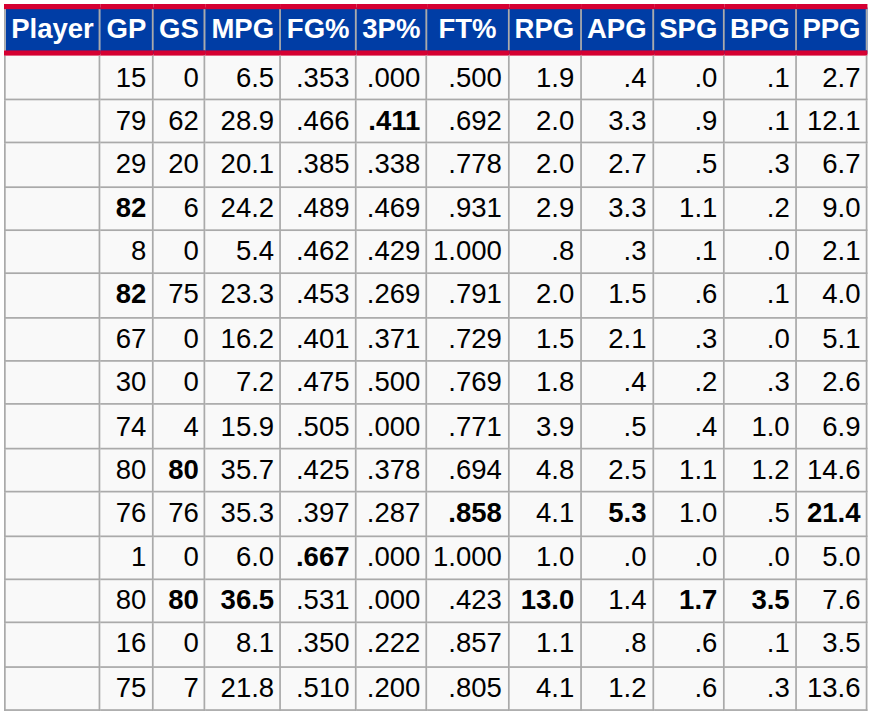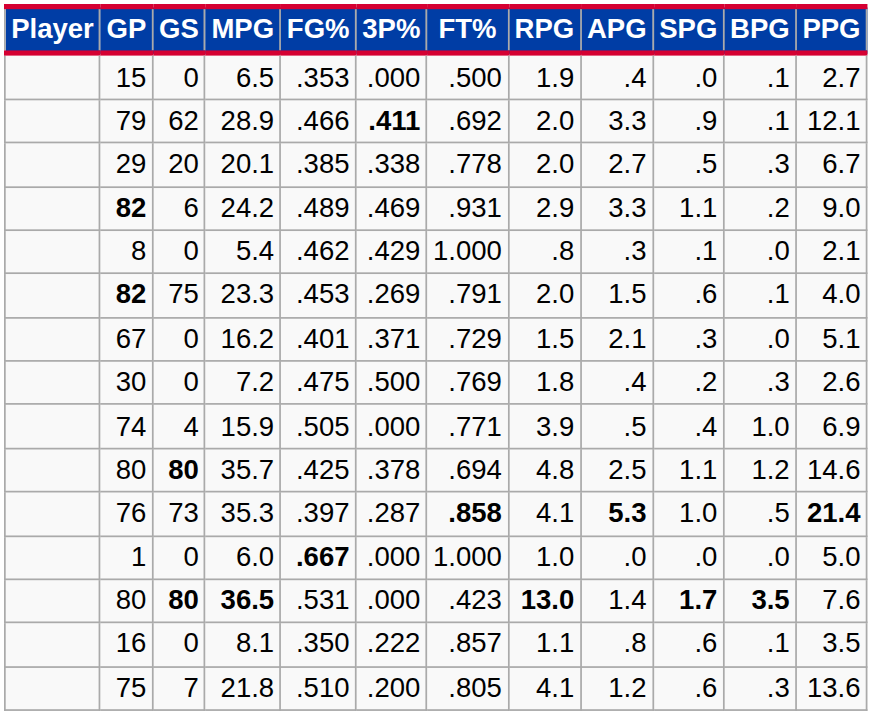(183, 513) 76 -> (183, 513) 73
